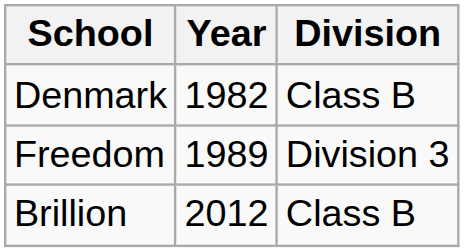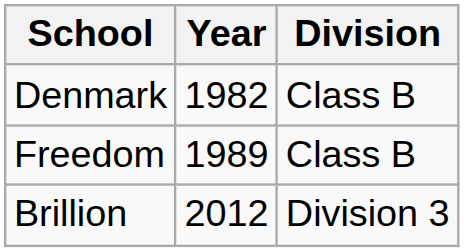(368, 154) Division 3 -> (351, 154) Class B
(351, 214) Class B -> (368, 214) Division 3
